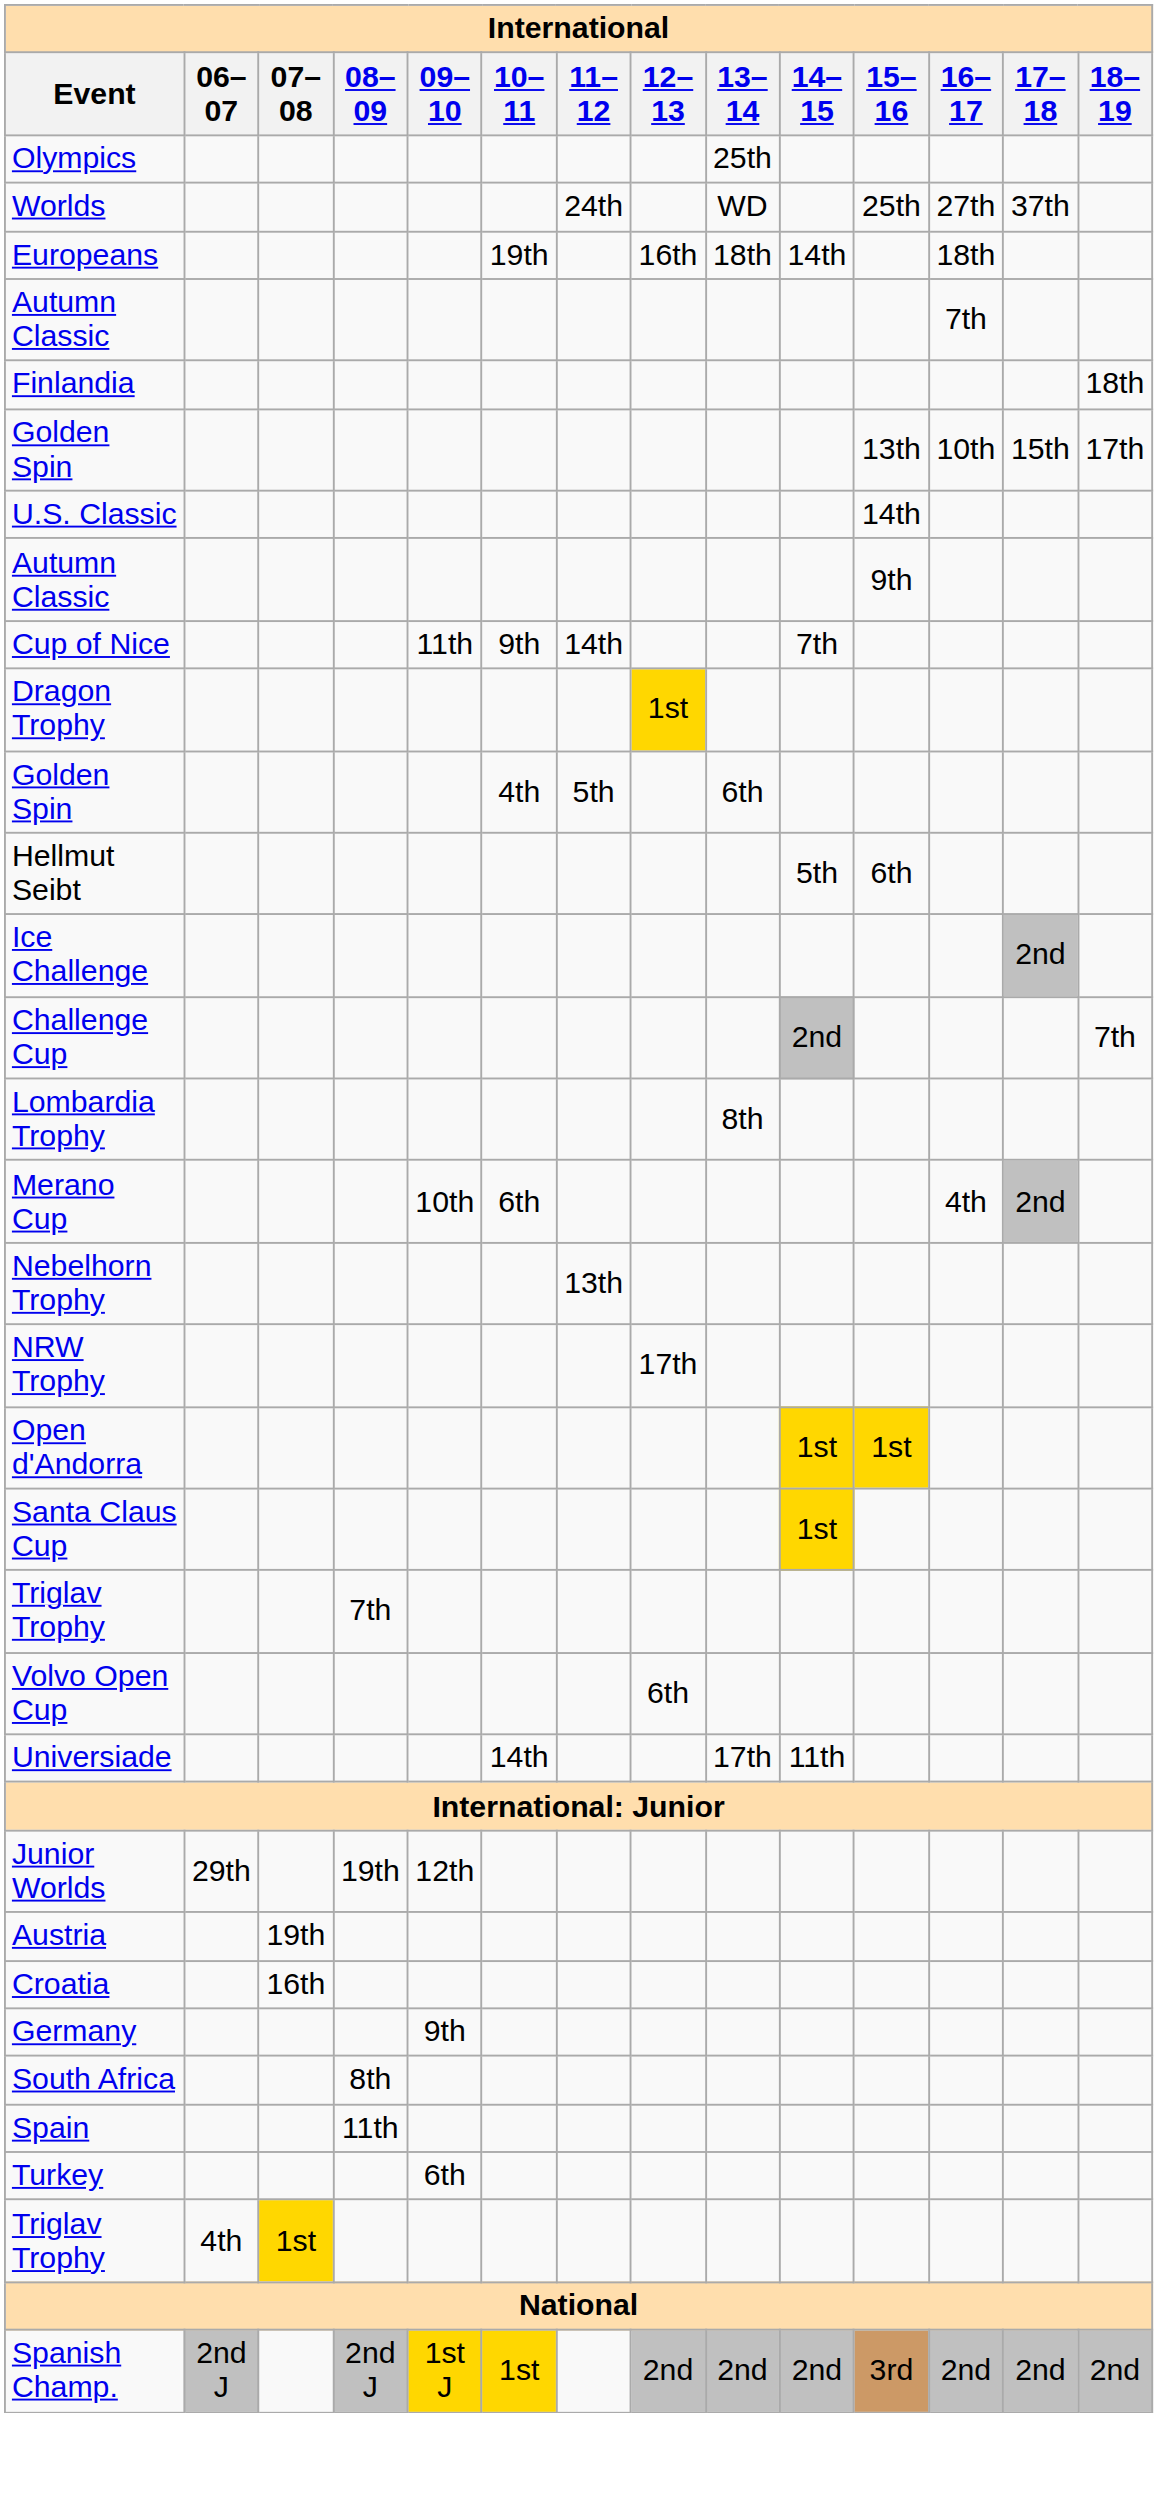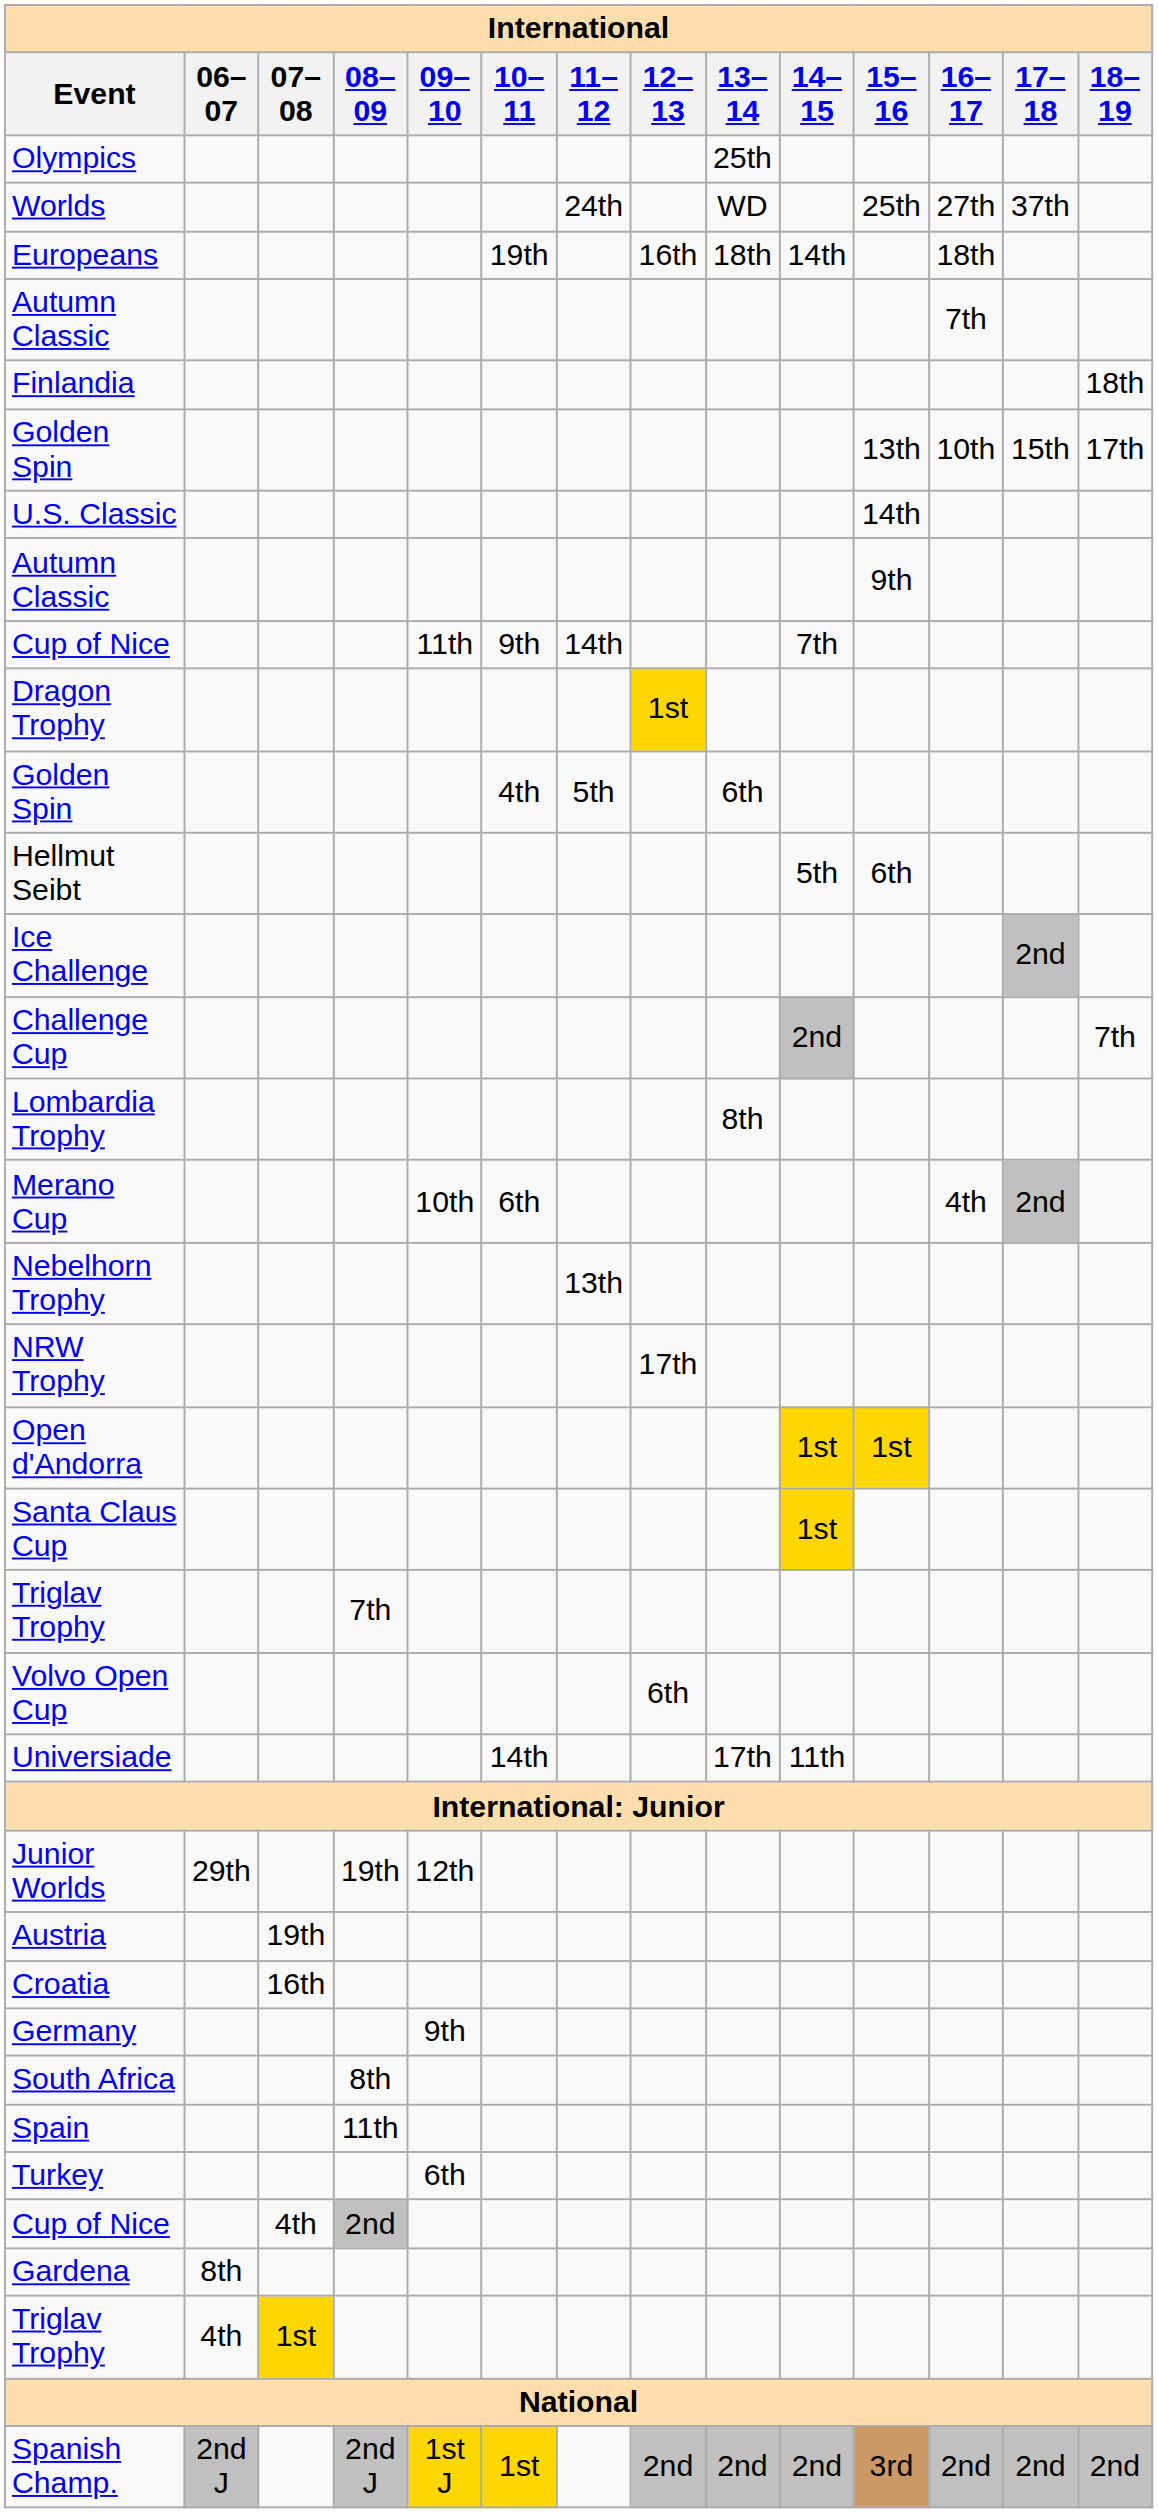+ row: (91, 2223)
+ row: (71, 2271)
